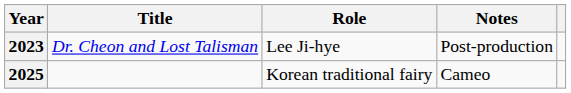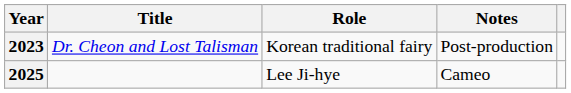(303, 46) Lee Ji-hye -> (349, 46) Korean traditional fairy
(349, 74) Korean traditional fairy -> (303, 74) Lee Ji-hye
